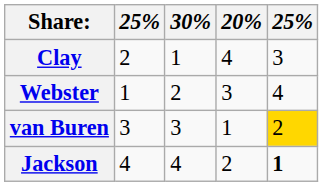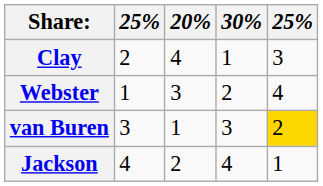columns swapped: (191, 22) <-> (242, 22)
(278, 163) bold -> (278, 163) normal
